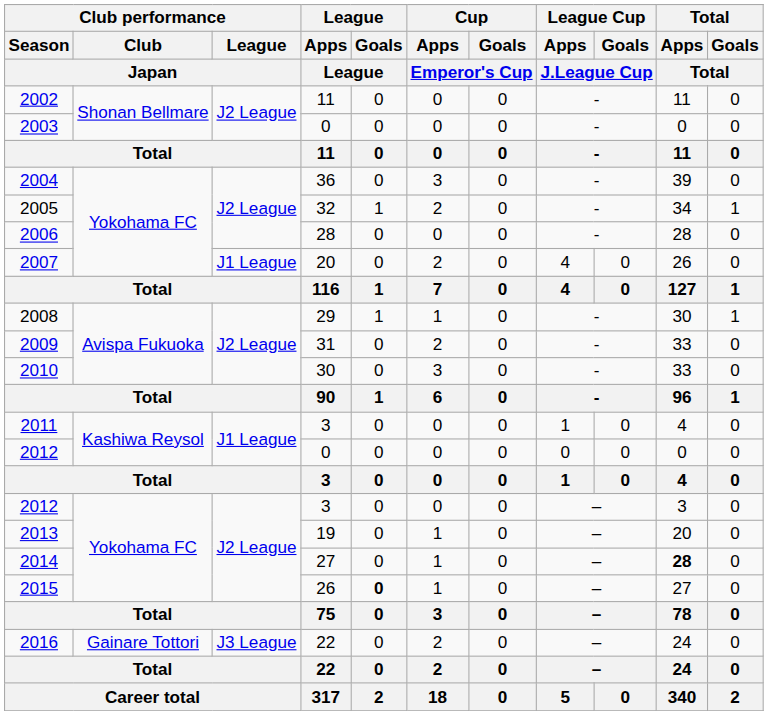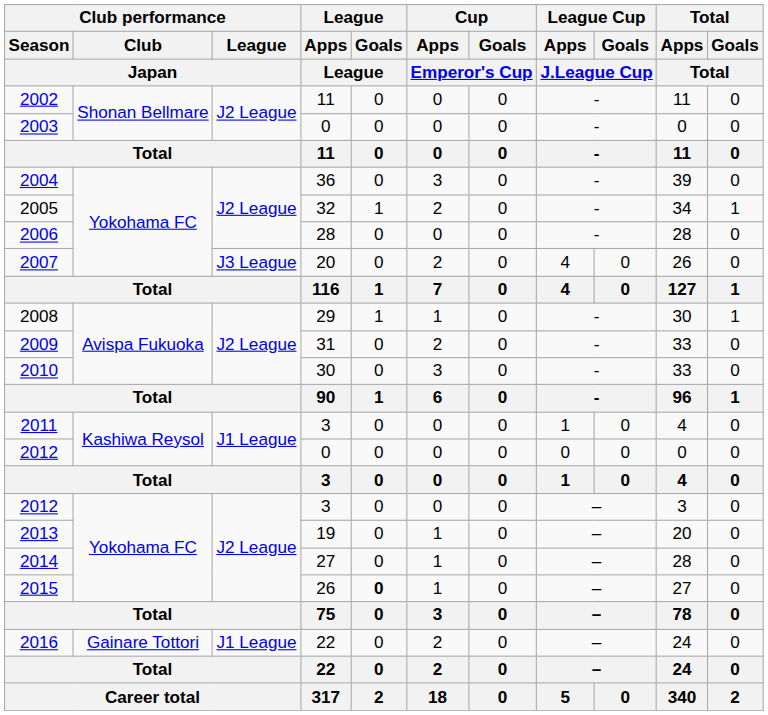(256, 262) J1 League -> (256, 262) J3 League
(682, 561) bold -> (682, 561) normal
(256, 642) J3 League -> (256, 642) J1 League
